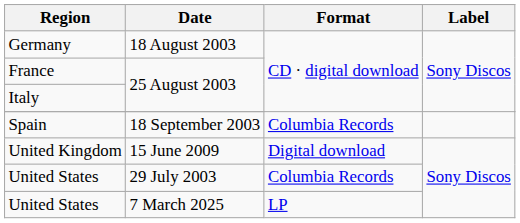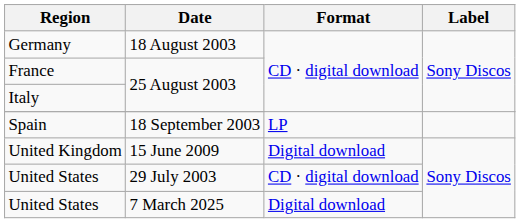(331, 124) Columbia Records -> (278, 124) LP
(331, 177) Columbia Records -> (343, 177) CD · digital download
(278, 204) LP -> (326, 204) Digital download
